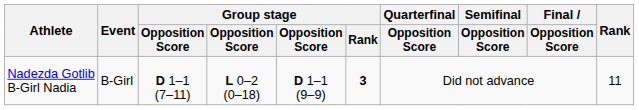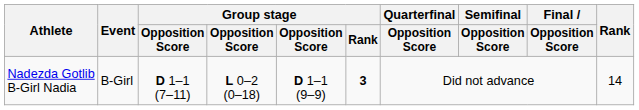(615, 81) 11 -> (615, 81) 14
